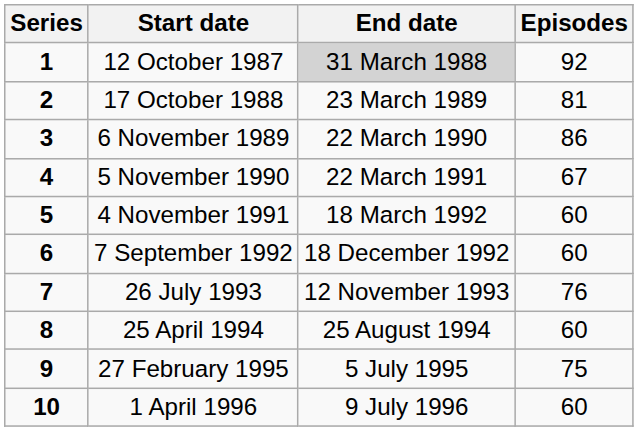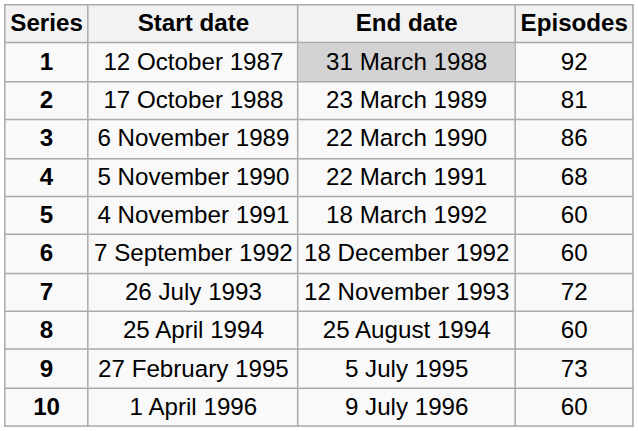(574, 176) 67 -> (574, 176) 68
(574, 291) 76 -> (574, 291) 72
(574, 368) 75 -> (574, 368) 73
